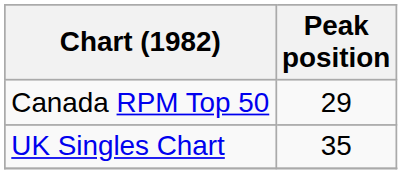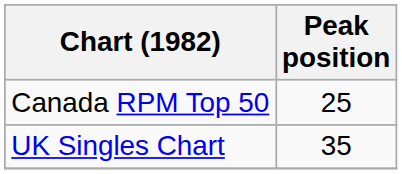(336, 102) 29 -> (336, 102) 25
